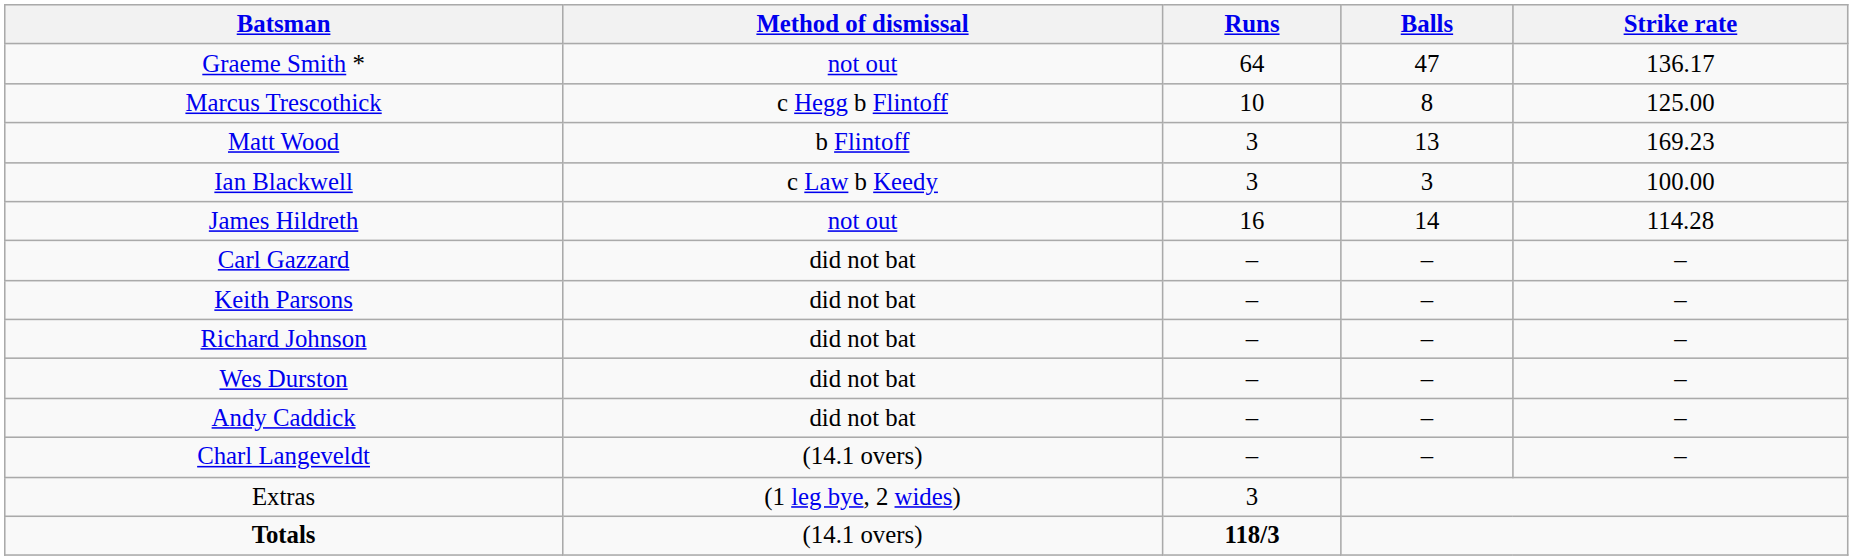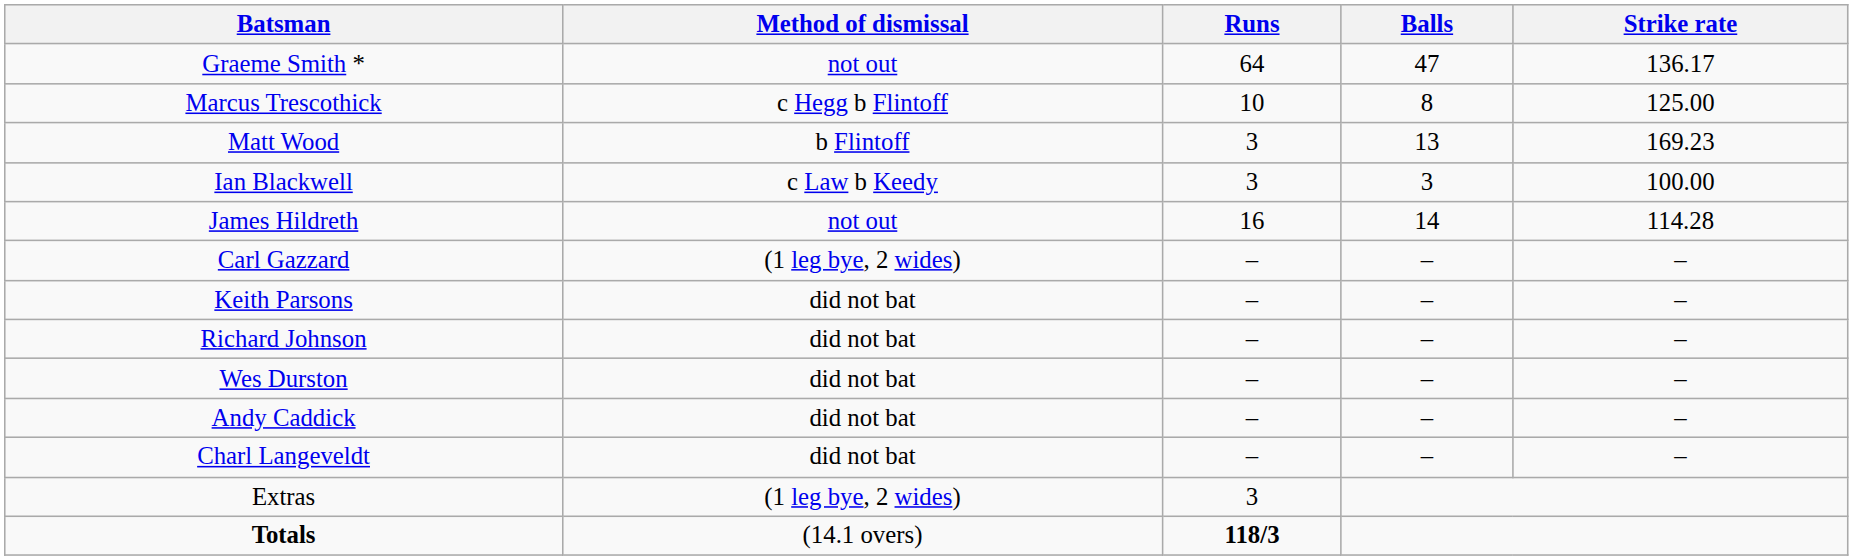(863, 260) did not bat -> (862, 260) (1 leg bye, 2 wides)
(863, 456) (14.1 overs) -> (863, 456) did not bat
